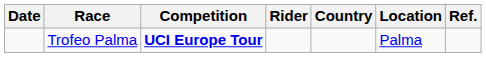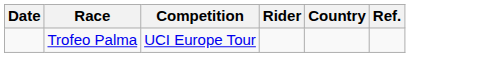- column: (411, 16)
(203, 40) bold -> (200, 40) normal
